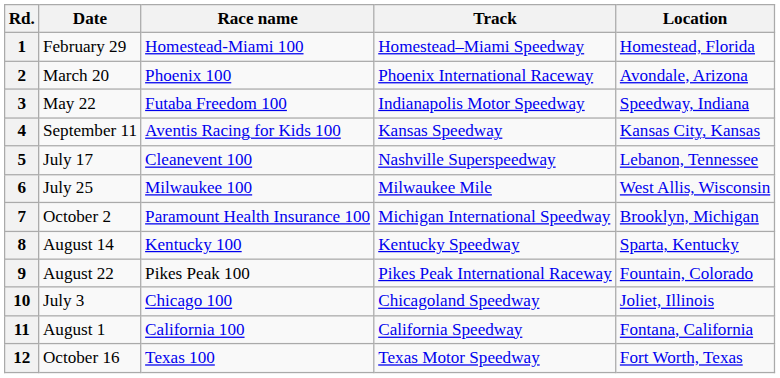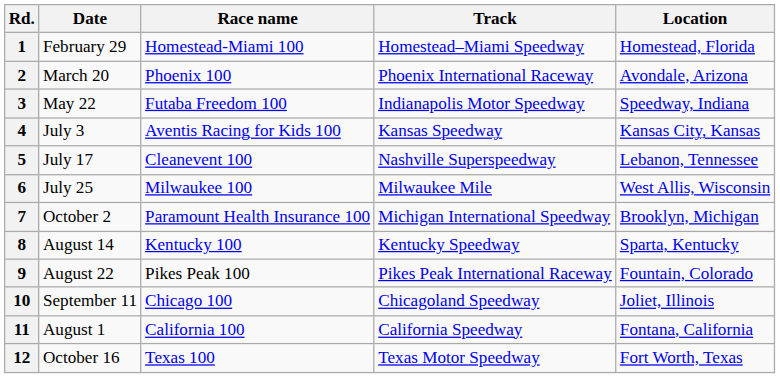(90, 131) September 11 -> (64, 131) July 3
(64, 300) July 3 -> (90, 300) September 11
